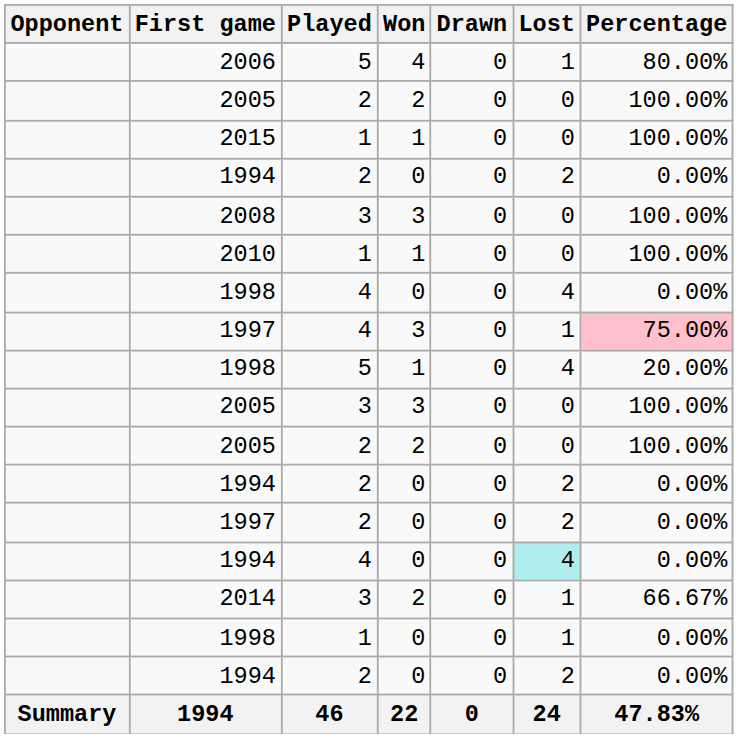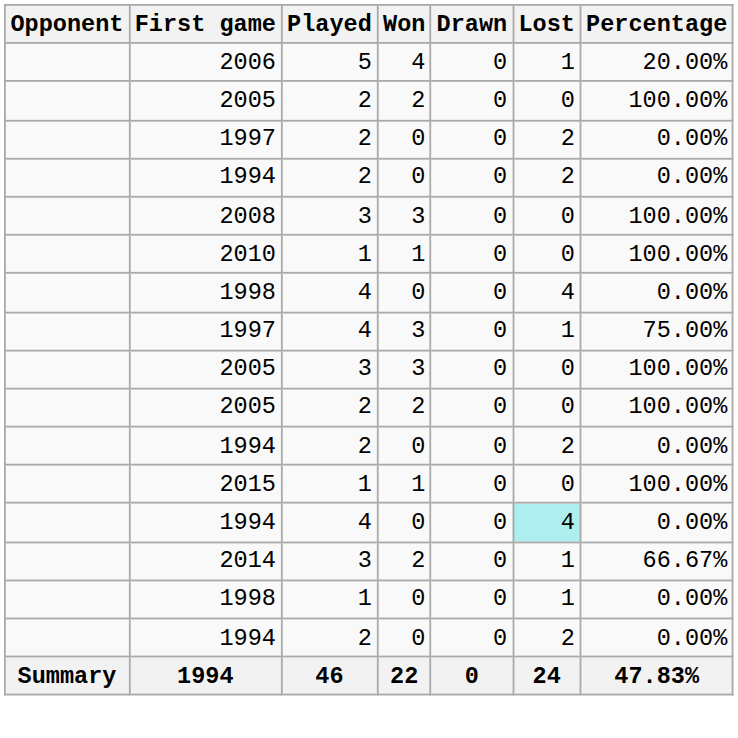(685, 62) 80.00% -> (685, 62) 20.00%
rows swapped: (248, 139) <-> (248, 523)
(685, 331) pink background -> (685, 331) no background
- row: (248, 369)
